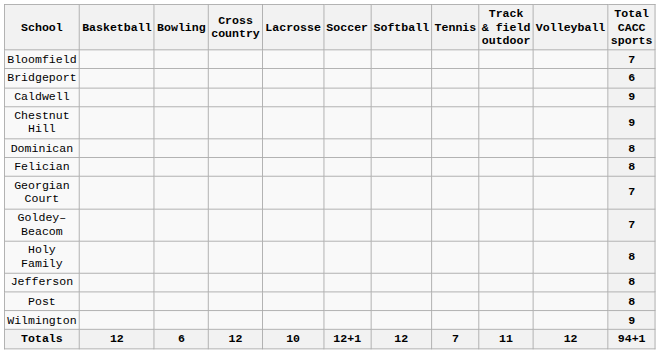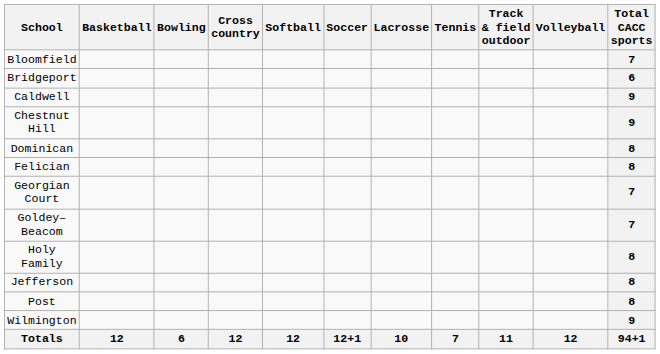columns swapped: (293, 27) <-> (401, 27)
